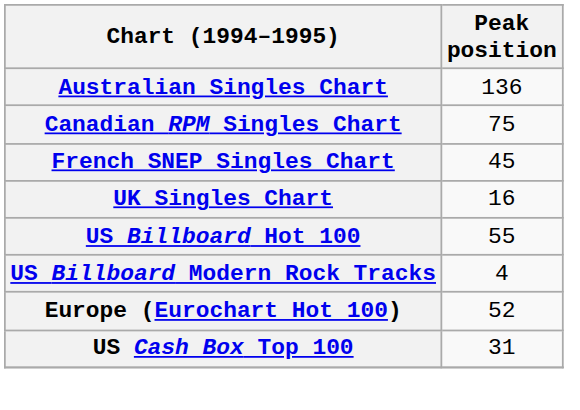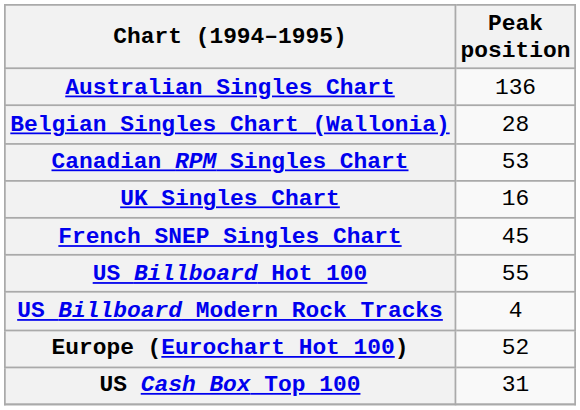+ row: (230, 125)
(502, 125) 75 -> (516, 162) 53
rows swapped: (223, 162) <-> (223, 199)
